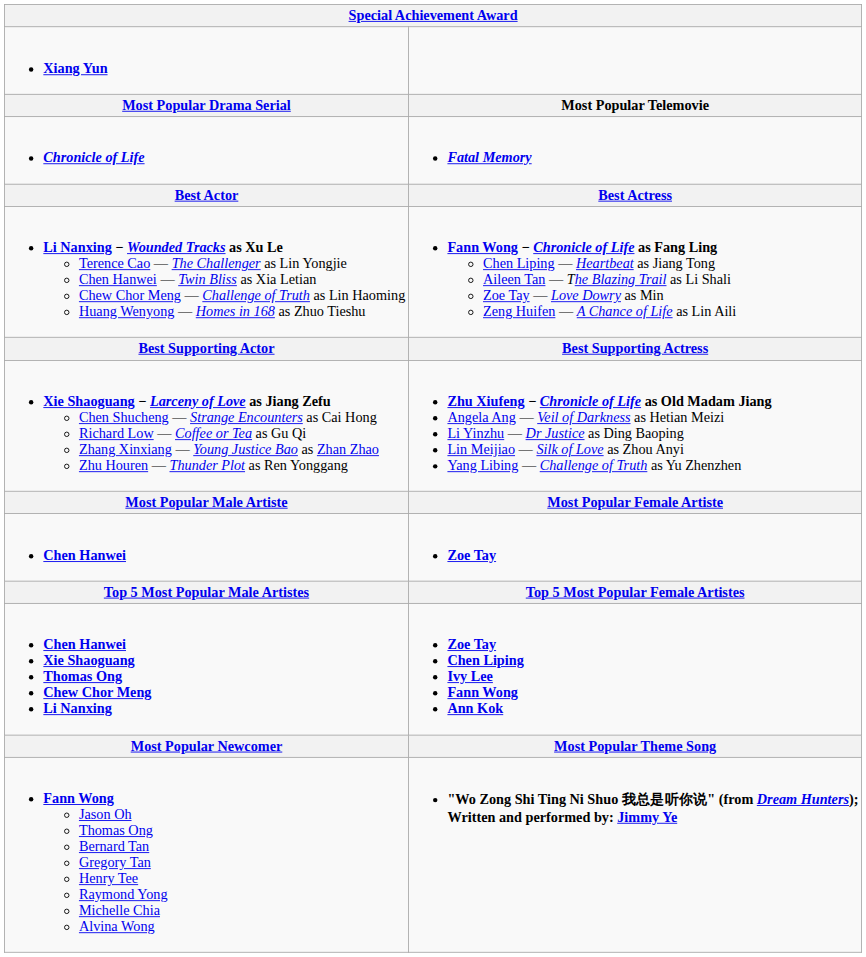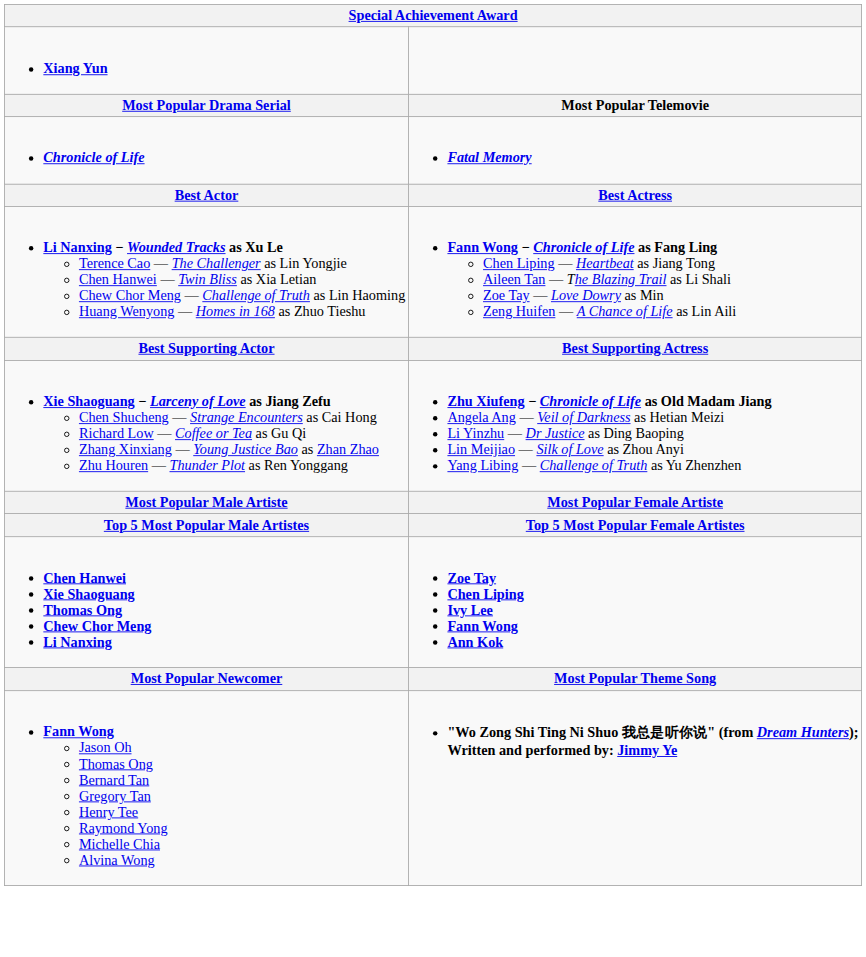- row: (206, 555)
